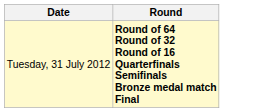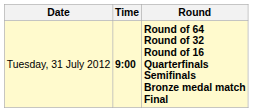+ column: (127, 12)
